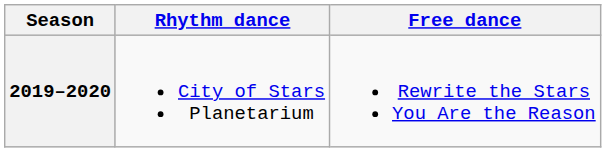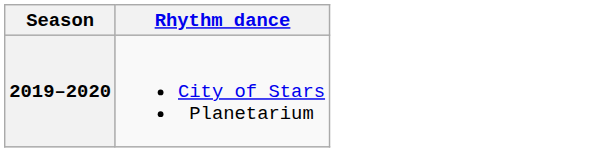- column: (465, 20)
